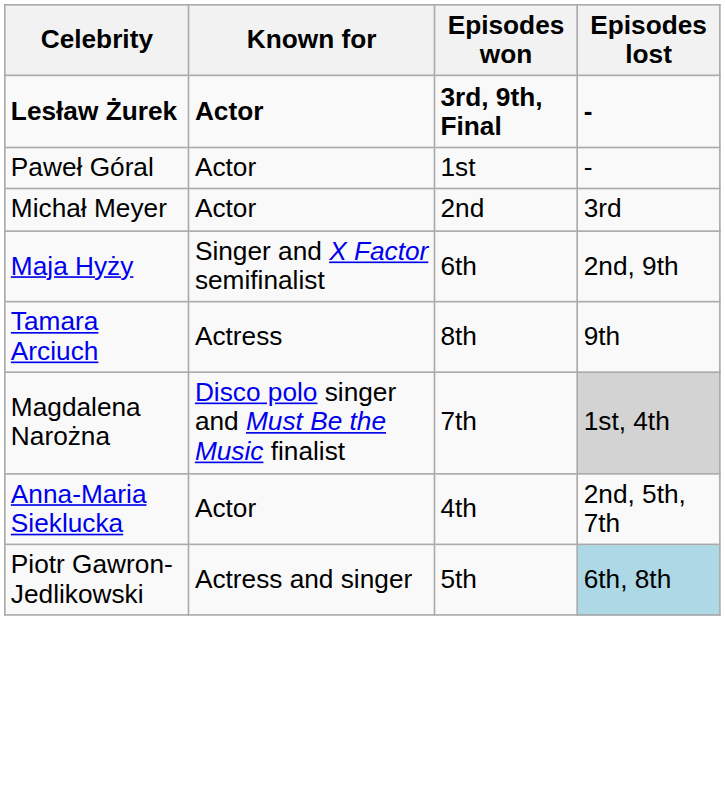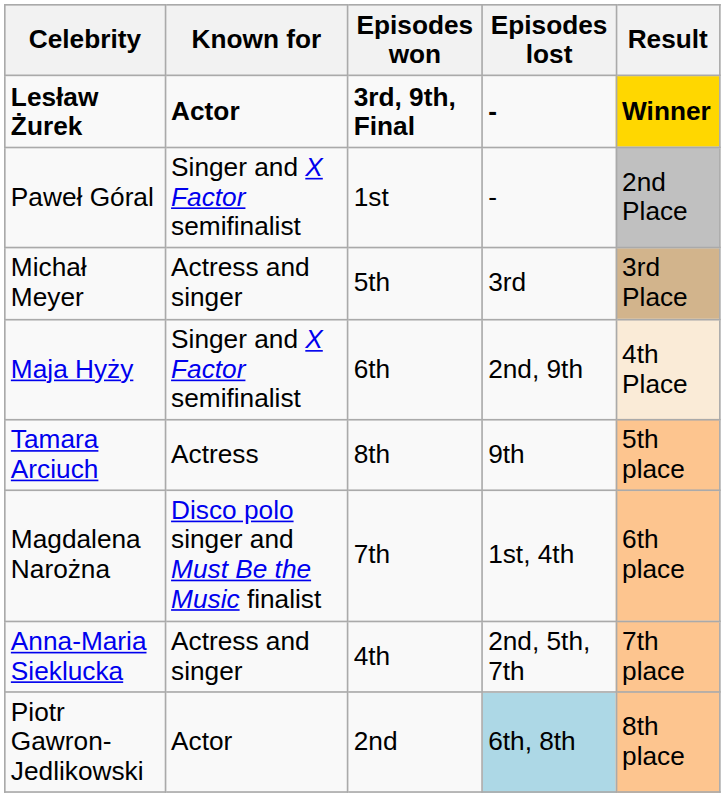+ column: (668, 40)
(226, 167) Actor -> (247, 197) Singer and X Factor semifinalist
(226, 209) Actor -> (240, 282) Actress and singer
(462, 209) 2nd -> (372, 282) 5th
(627, 422) lightgrey background -> (531, 555) no background
(226, 508) Actor -> (240, 656) Actress and singer
(304, 579) Actress and singer -> (202, 741) Actor
(459, 579) 5th -> (376, 741) 2nd
